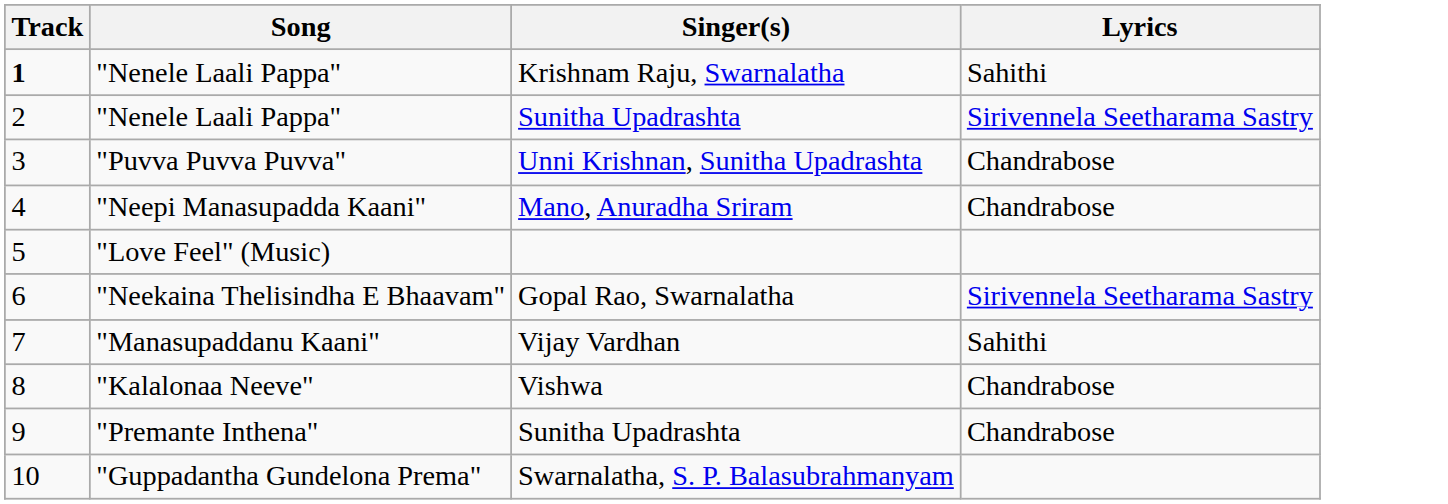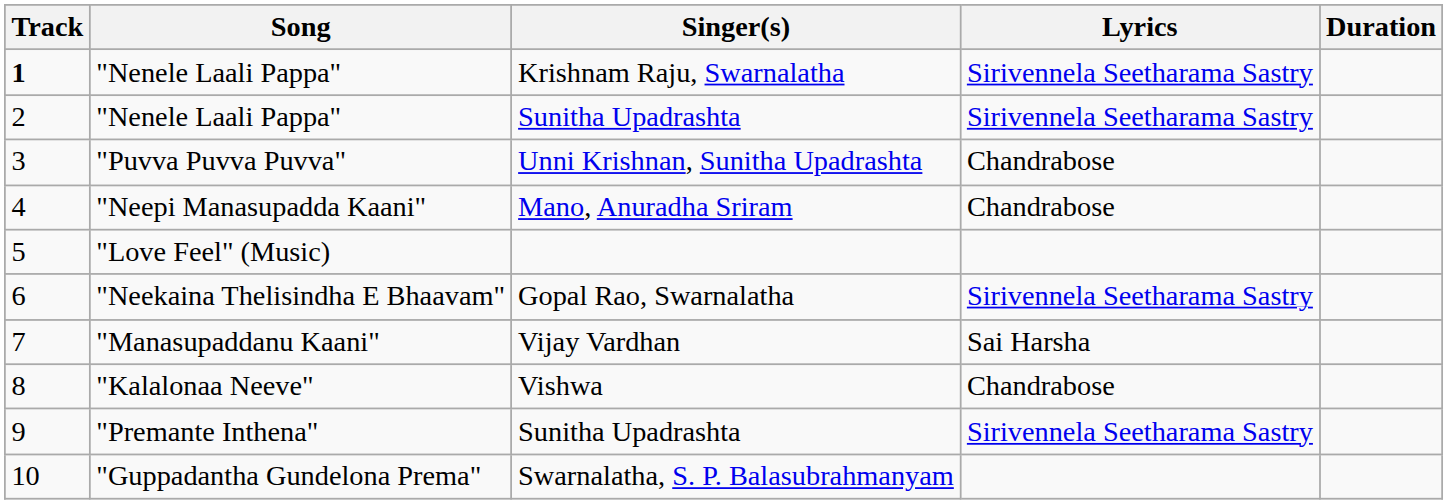+ column: (1381, 26)
(1007, 71) Sahithi -> (1140, 71) Sirivennela Seetharama Sastry
(1007, 341) Sahithi -> (1029, 341) Sai Harsha
(1041, 431) Chandrabose -> (1140, 431) Sirivennela Seetharama Sastry
